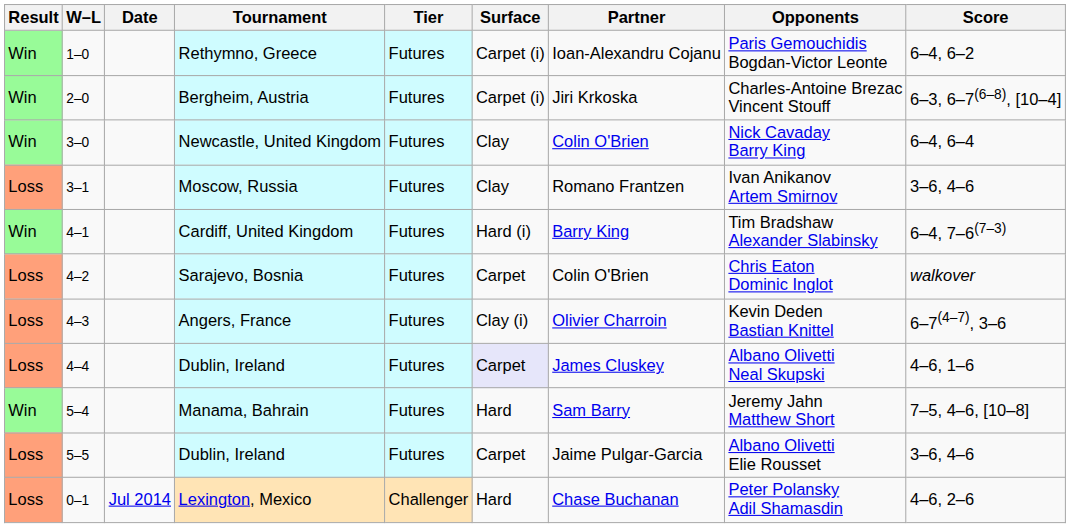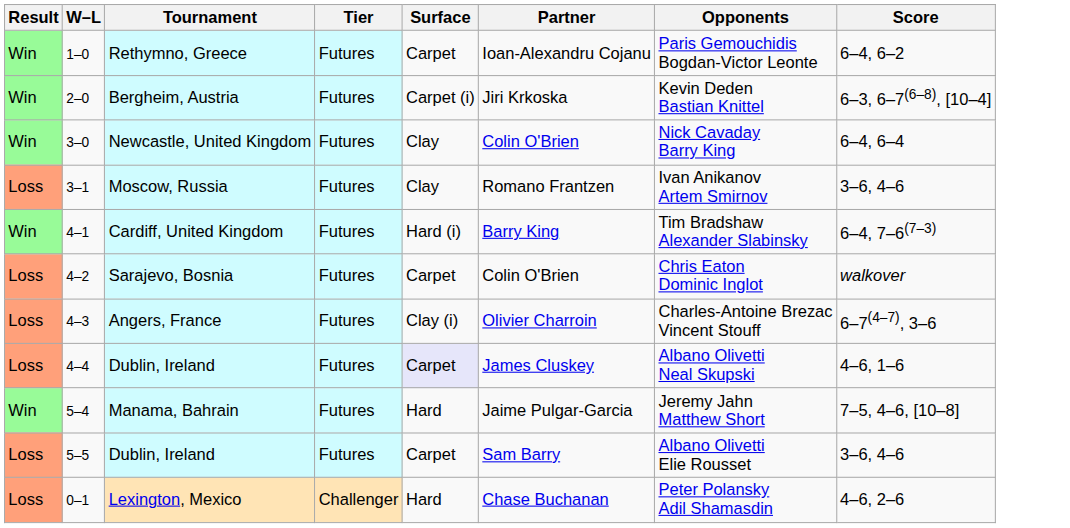- column: (140, 17)
(510, 52) Carpet (i) -> (431, 52) Carpet
(815, 97) Charles-Antoine Brezac Vincent Stouff -> (711, 97) Kevin Deden Bastian Knittel
(781, 321) Kevin Deden Bastian Knittel -> (746, 321) Charles-Antoine Brezac Vincent Stouff
(591, 410) Sam Barry -> (557, 410) Jaime Pulgar-Garcia
(627, 455) Jaime Pulgar-Garcia -> (521, 455) Sam Barry
